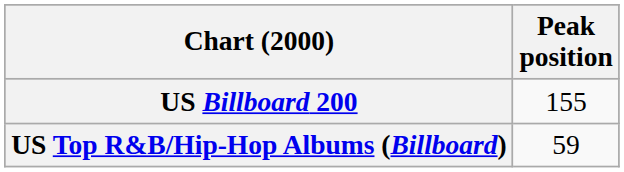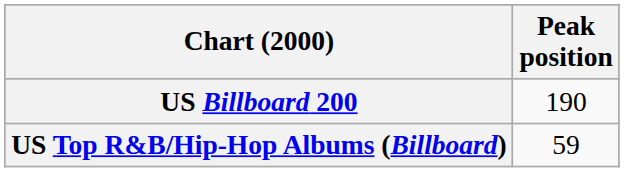(566, 100) 155 -> (566, 100) 190
